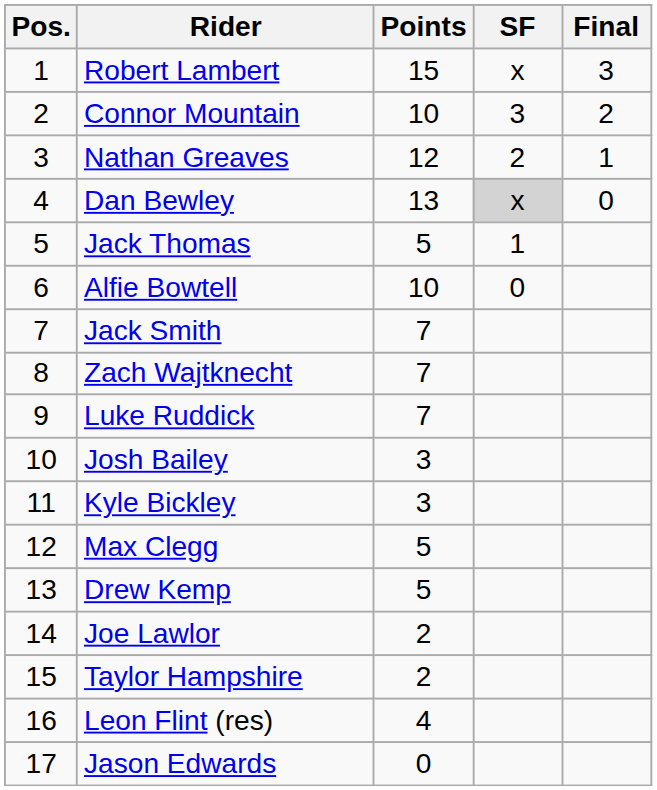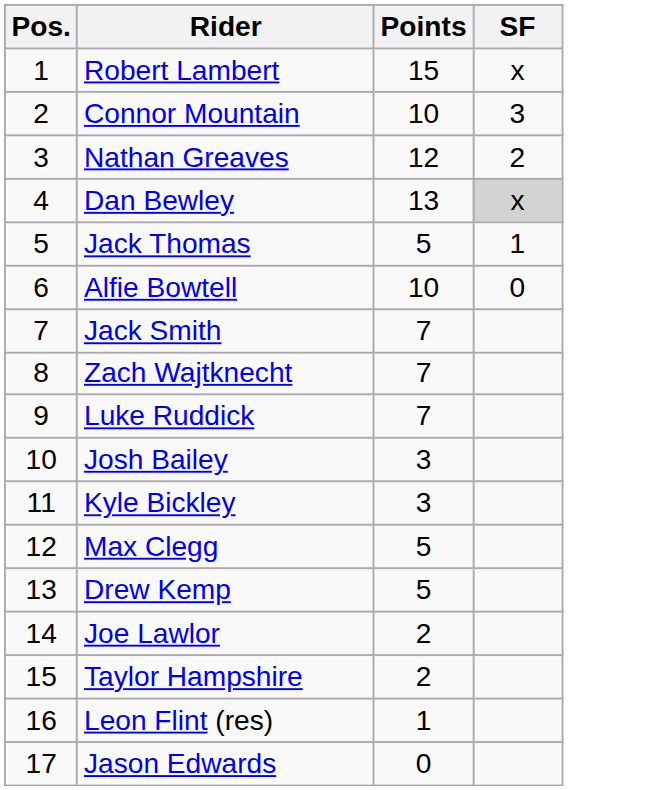- column: (606, 26)
(424, 720) 4 -> (424, 720) 1
